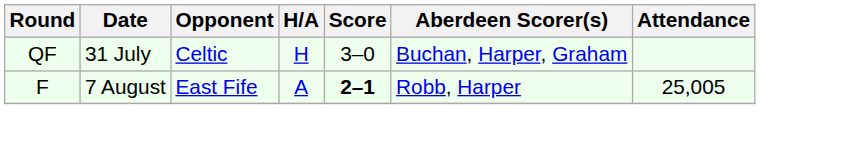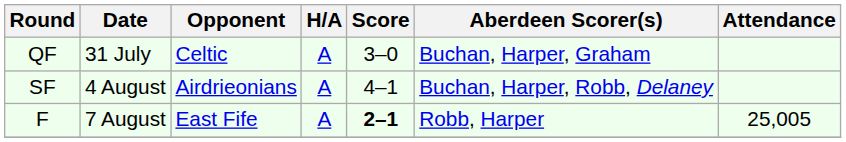(301, 53) H -> (324, 53) A
+ row: (42, 86)
